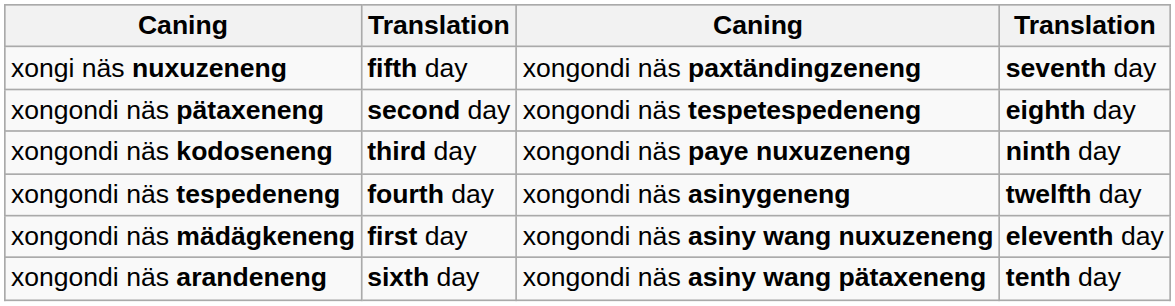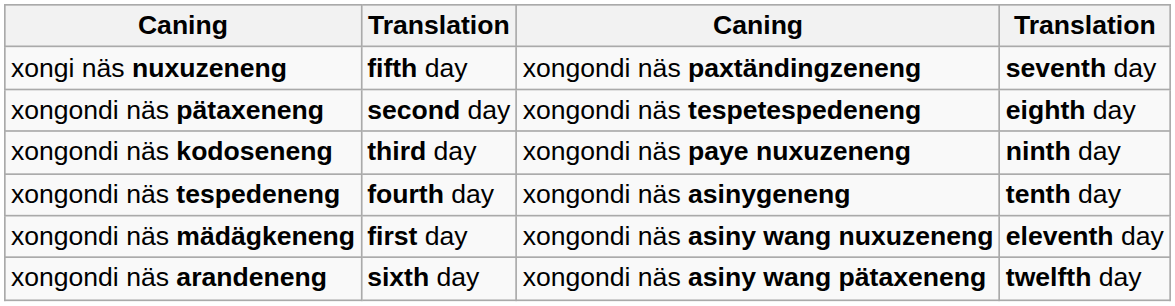(1074, 194) twelfth day -> (1063, 194) tenth day
(1063, 278) tenth day -> (1074, 278) twelfth day
